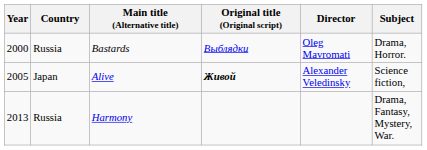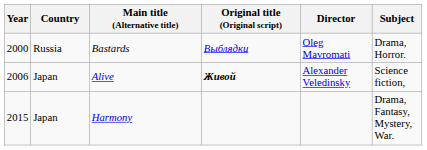(18, 77) 2005 -> (18, 77) 2006
(18, 118) 2013 -> (18, 118) 2015
(47, 118) Russia -> (45, 118) Japan
